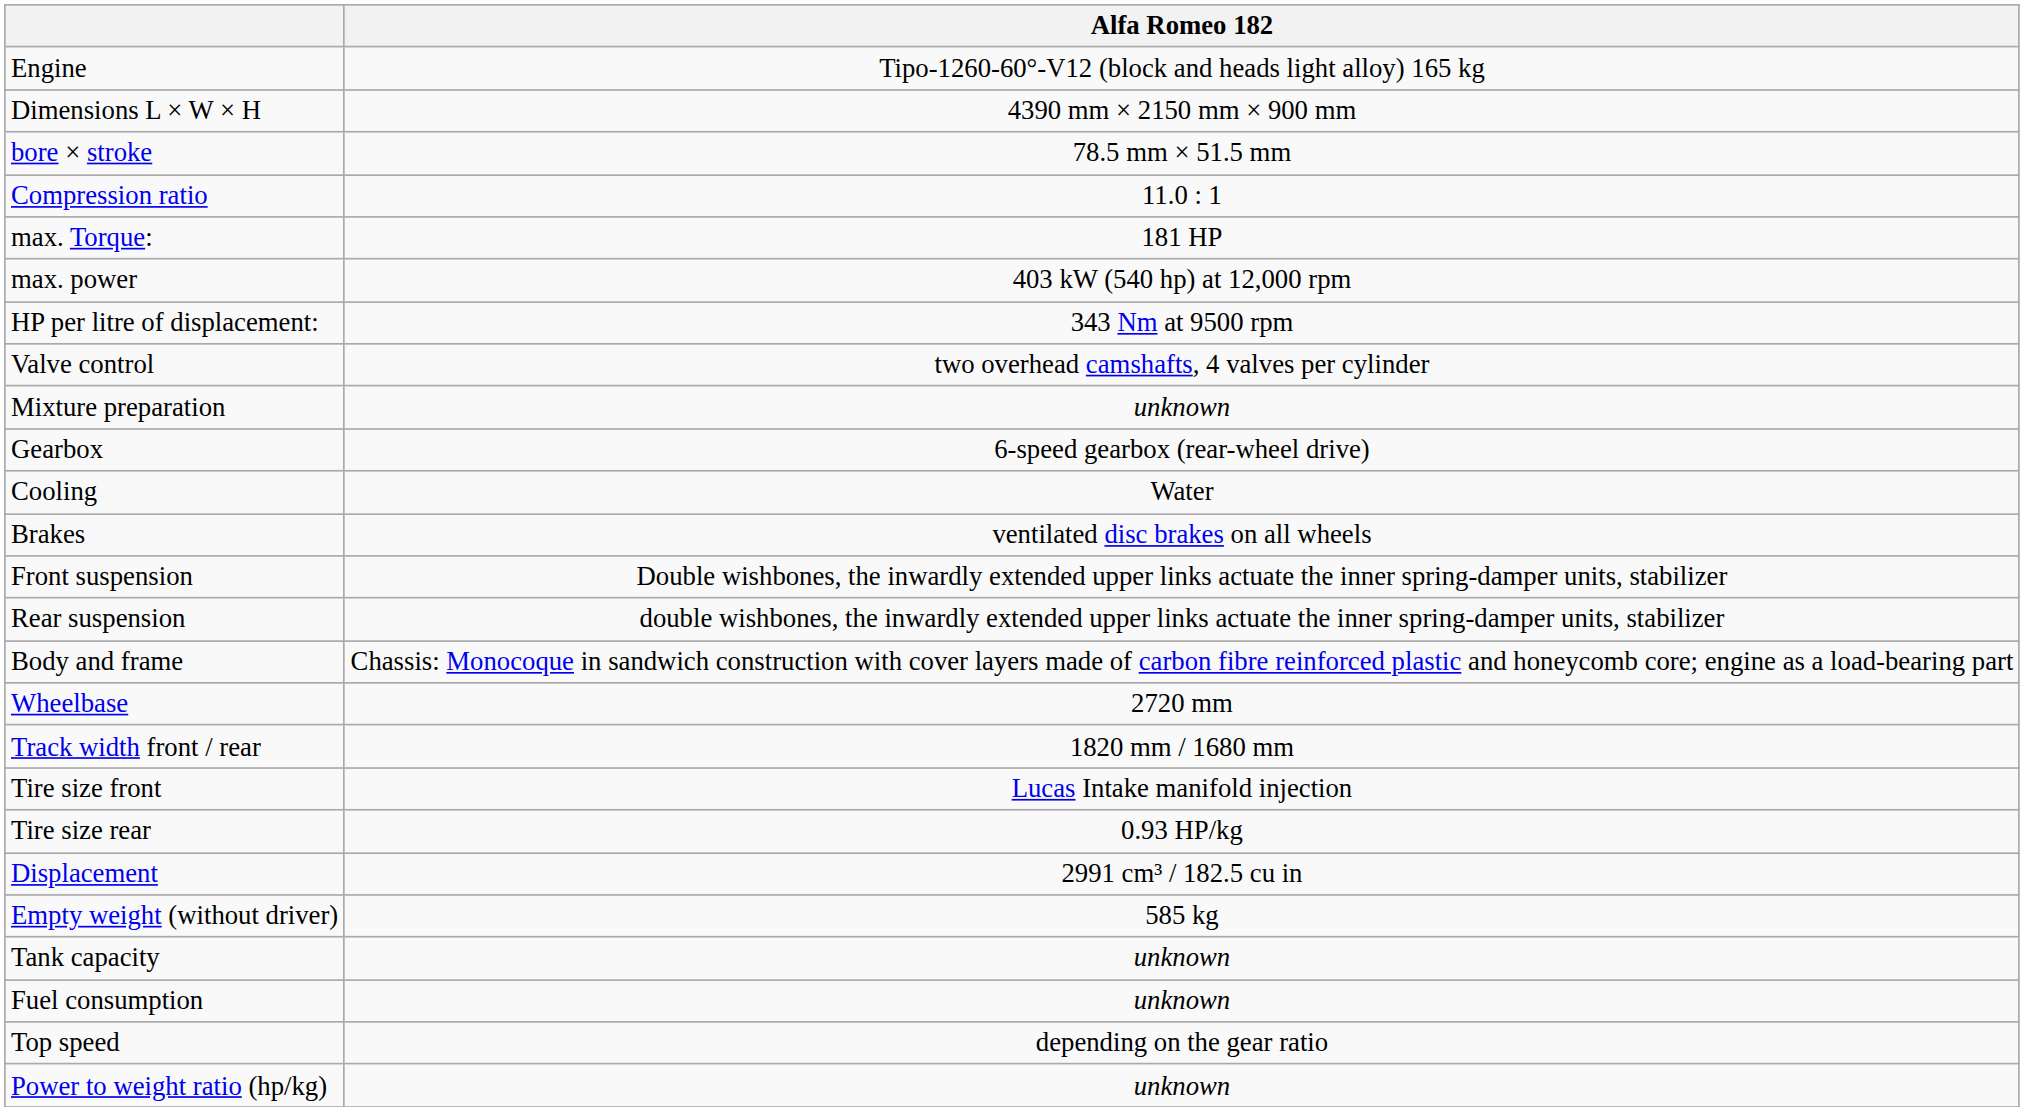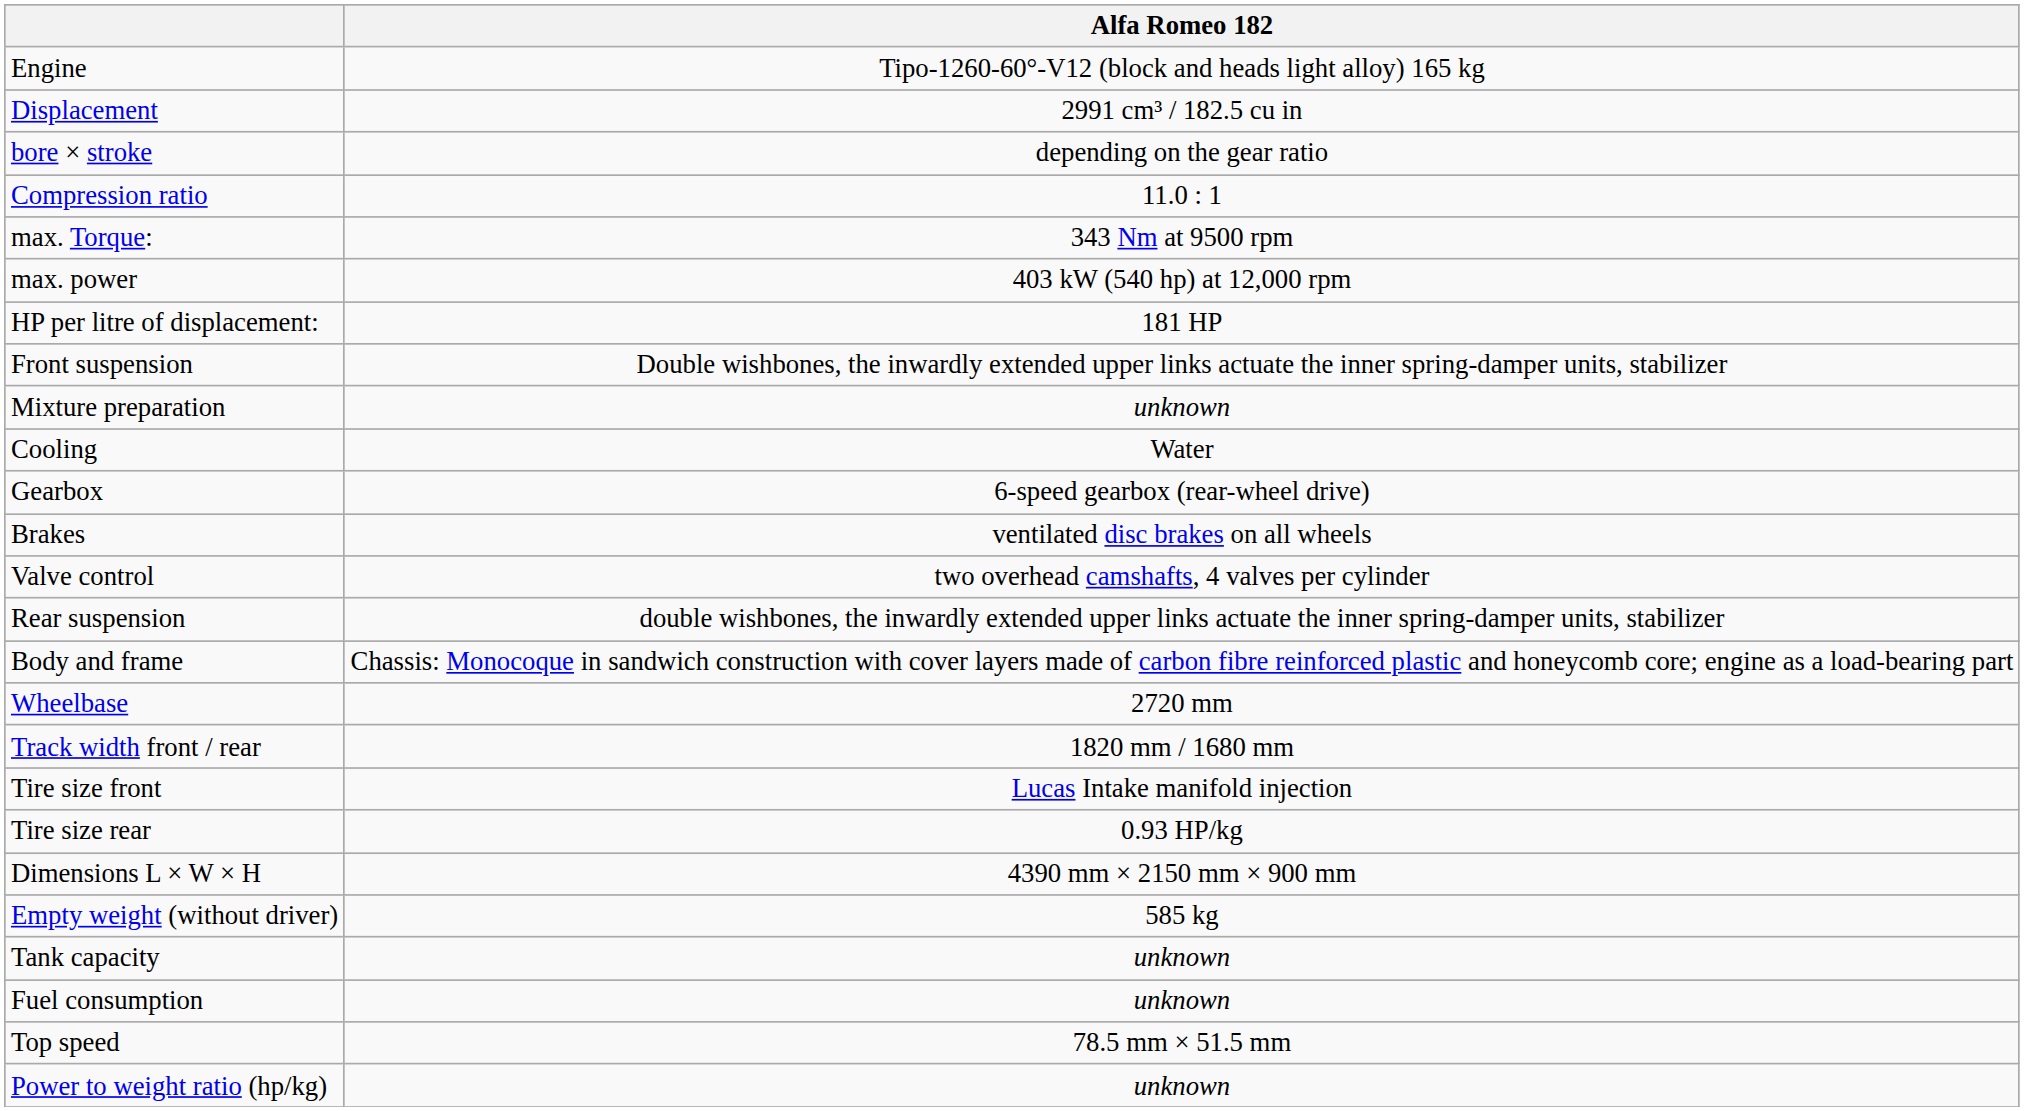rows swapped: (84, 873) <-> (136, 110)
(1182, 152) 78.5 mm × 51.5 mm -> (1182, 152) depending on the gear ratio
(1182, 237) 181 HP -> (1182, 237) 343 Nm at 9500 rpm
(1182, 322) 343 Nm at 9500 rpm -> (1182, 322) 181 HP
rows swapped: (83, 364) <-> (102, 576)
rows swapped: (54, 491) <-> (57, 449)
(1182, 1042) depending on the gear ratio -> (1182, 1042) 78.5 mm × 51.5 mm
